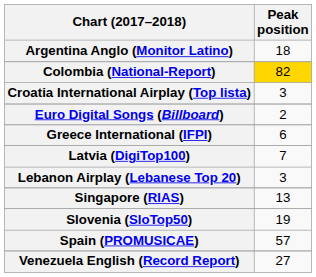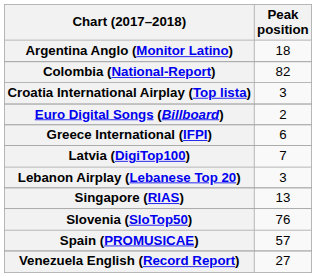(283, 72) gold background -> (283, 72) no background
(283, 219) 19 -> (283, 219) 76
